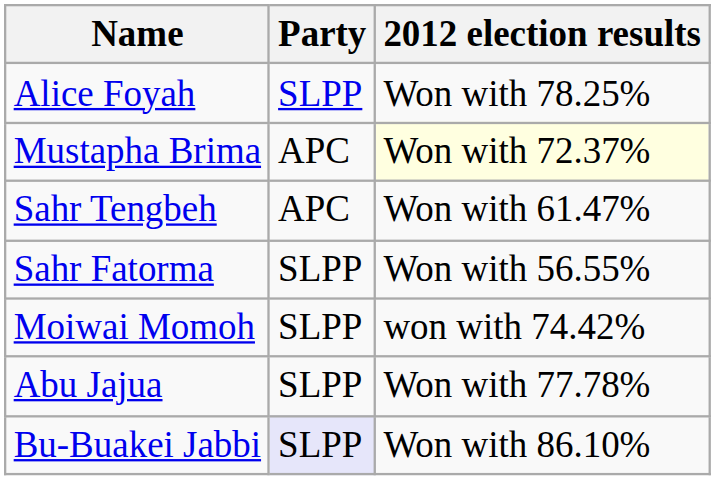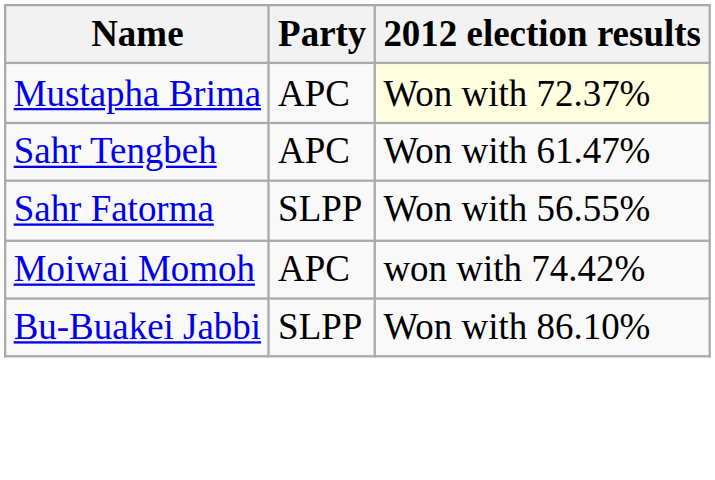- row: (105, 92)
(320, 326) SLPP -> (314, 268) APC
- row: (88, 385)
(320, 444) lavender background -> (320, 326) no background
